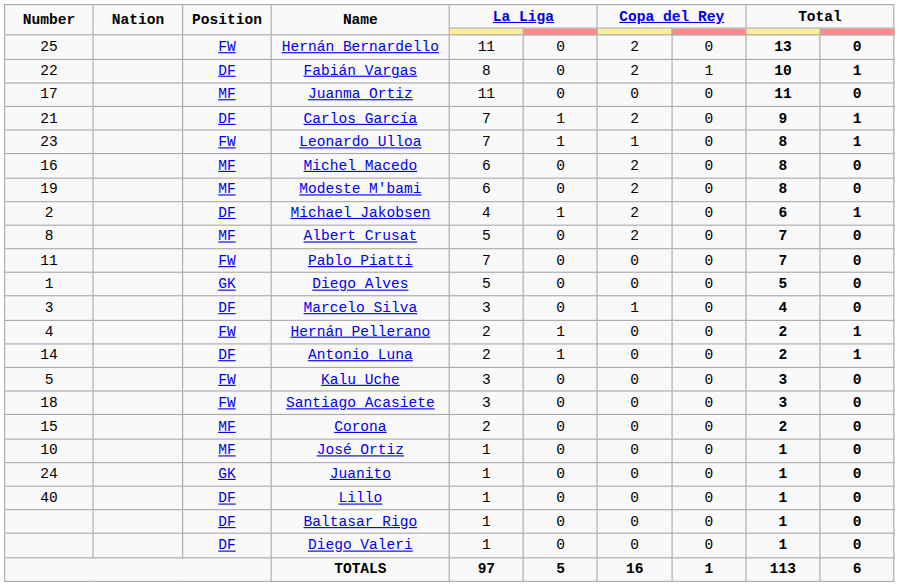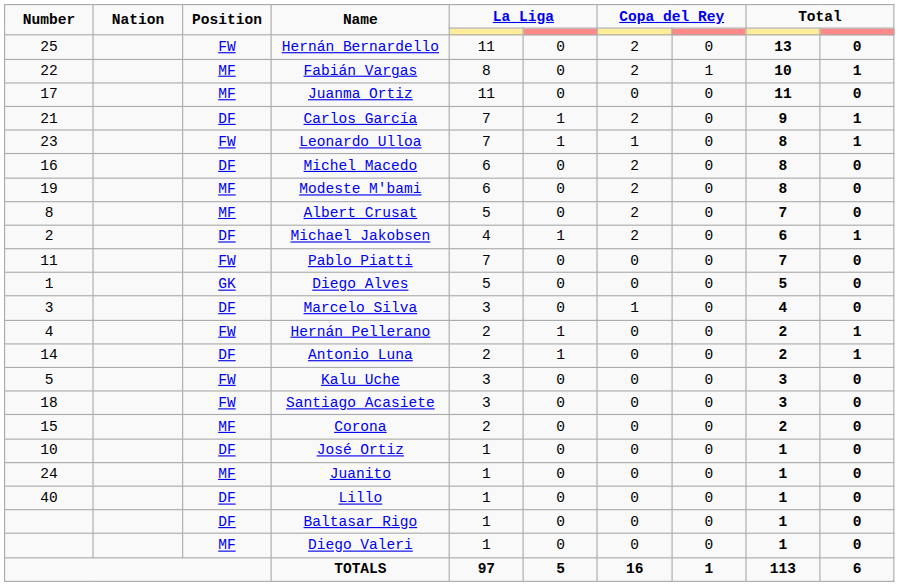(227, 71) DF -> (227, 71) MF
(227, 166) MF -> (227, 166) DF
rows swapped: (360, 213) <-> (360, 237)
(227, 450) MF -> (227, 450) DF
(227, 474) GK -> (227, 474) MF
(227, 545) DF -> (227, 545) MF
